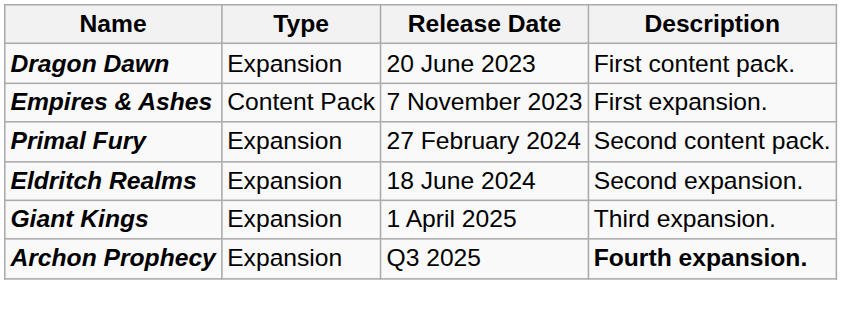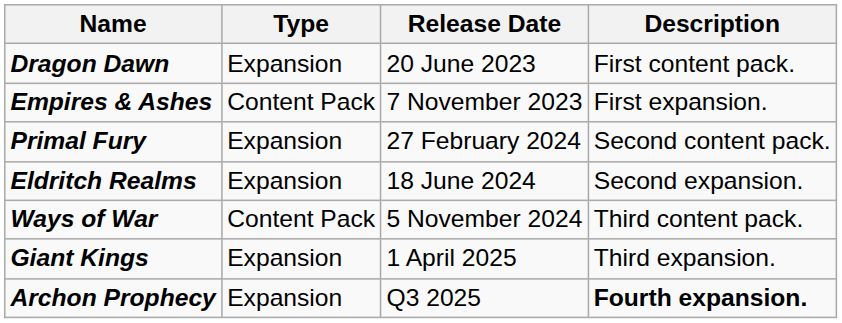+ row: (84, 219)
